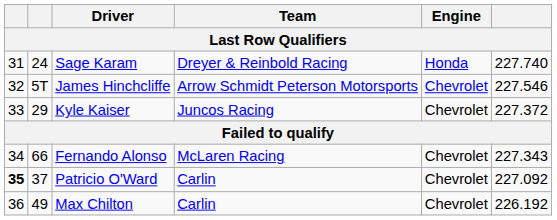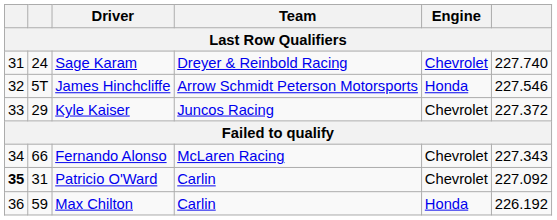(447, 63) Honda -> (456, 63) Chevrolet
(456, 86) Chevrolet -> (447, 86) Honda
(40, 180) 37 -> (40, 180) 31
(40, 203) 49 -> (40, 203) 59
(456, 203) Chevrolet -> (447, 203) Honda
